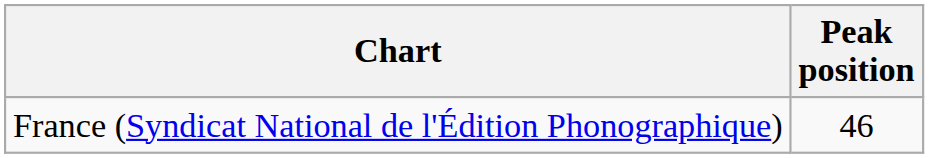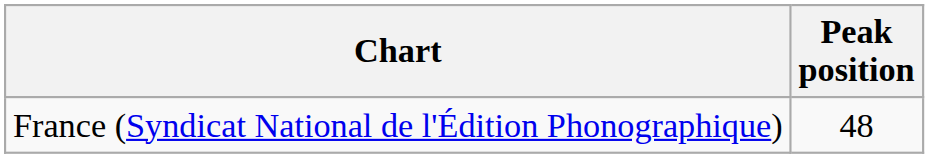(857, 124) 46 -> (857, 124) 48
